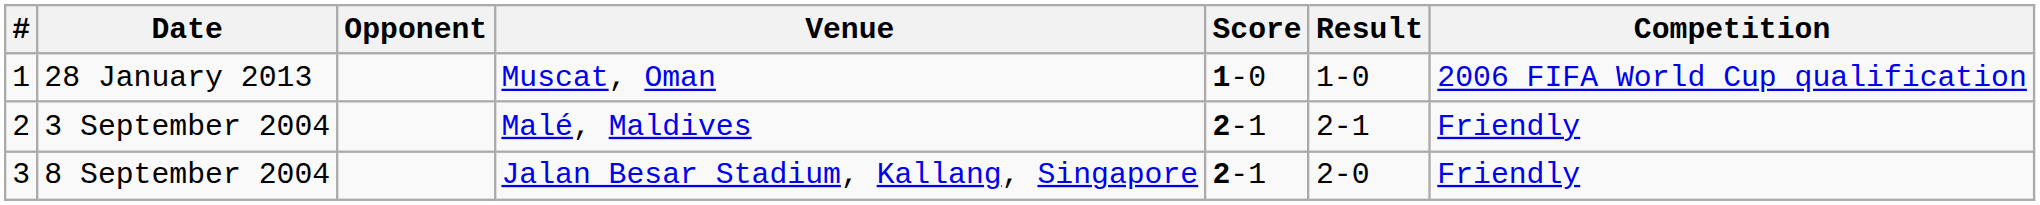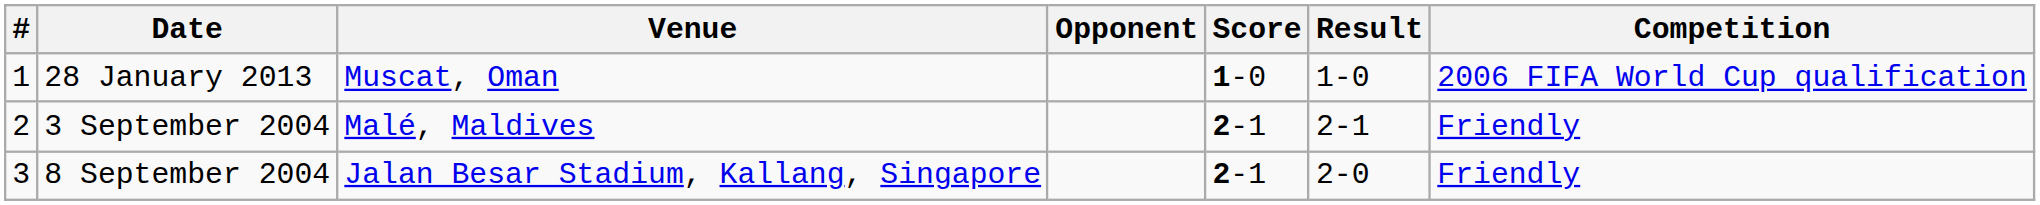columns swapped: (850, 29) <-> (416, 29)
